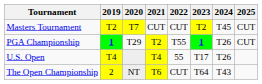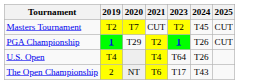- column: (179, 12)
(201, 57) T17 -> (179, 57) T64
(201, 72) T64 -> (179, 72) T17
